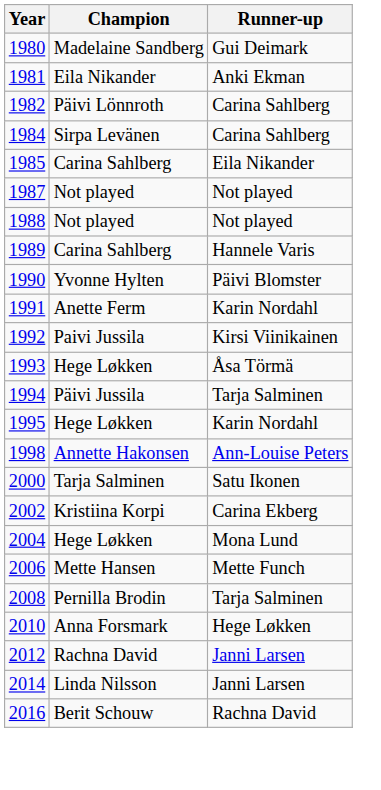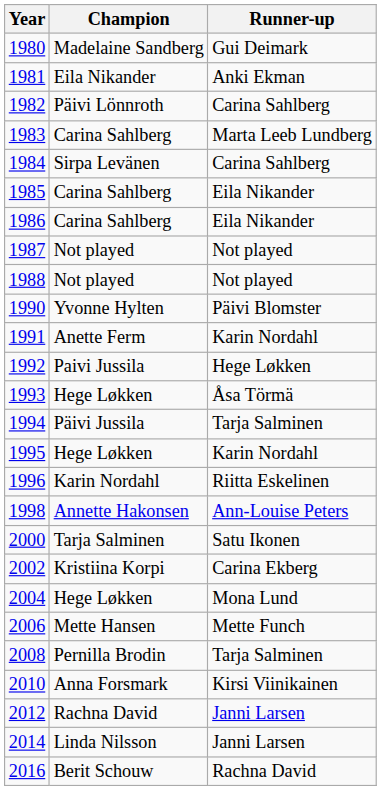+ row: (27, 134)
+ row: (27, 221)
- row: (27, 250)
(275, 337) Kirsi Viinikainen -> (262, 366) Hege Løkken
+ row: (27, 481)
(262, 626) Hege Løkken -> (275, 684) Kirsi Viinikainen
